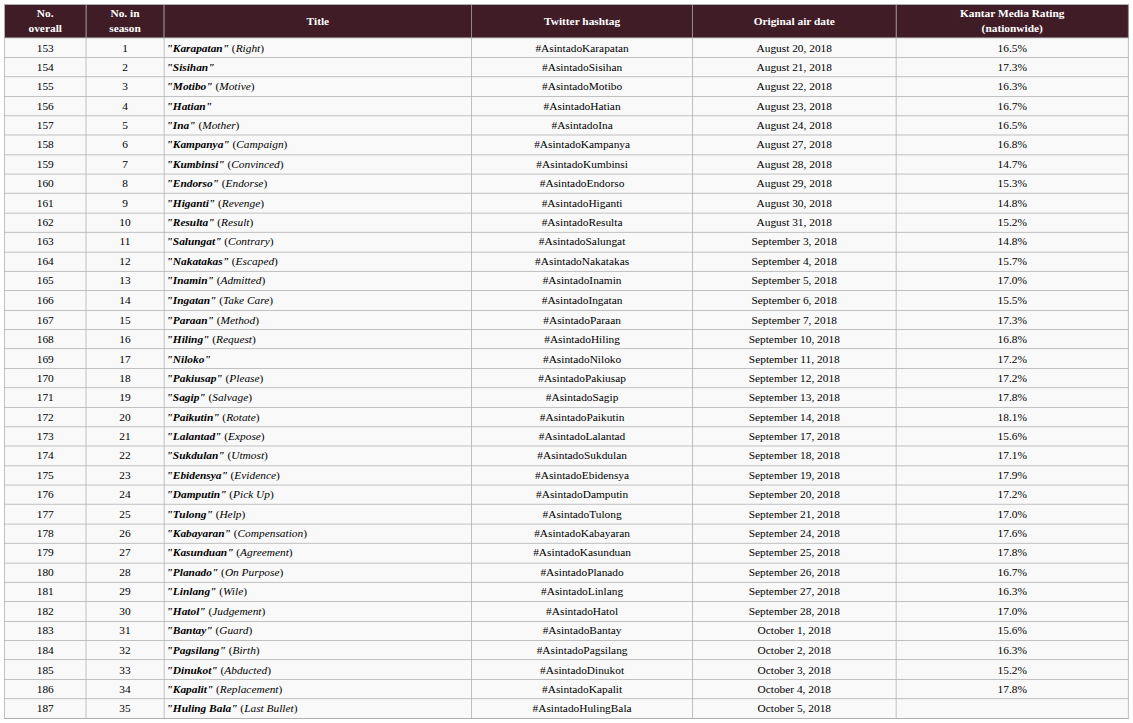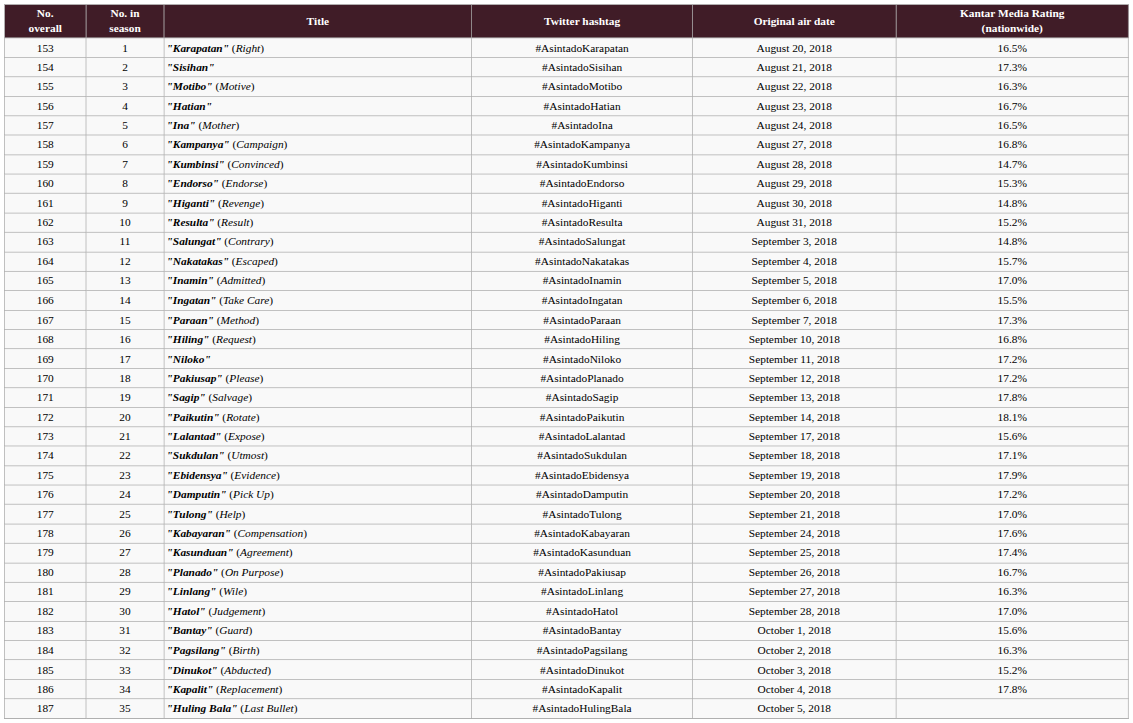(582, 378) #AsintadoPakiusap -> (582, 378) #AsintadoPlanado
(1012, 553) 17.8% -> (1012, 553) 17.4%
(582, 572) #AsintadoPlanado -> (582, 572) #AsintadoPakiusap
